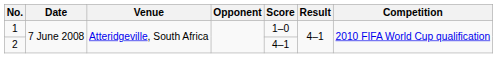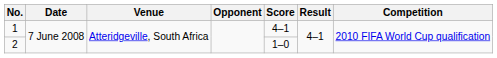(281, 28) 1–0 -> (281, 28) 4–1
(281, 45) 4–1 -> (281, 45) 1–0
